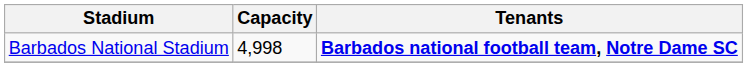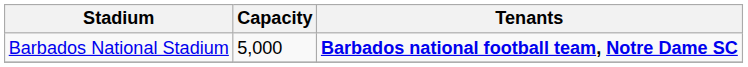(260, 47) 4,998 -> (260, 47) 5,000
